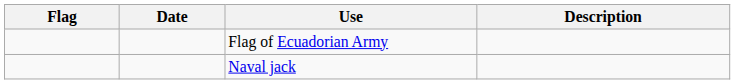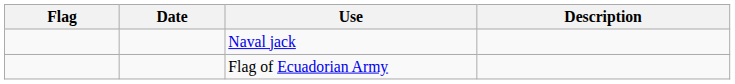rows swapped: (308, 41) <-> (262, 66)
